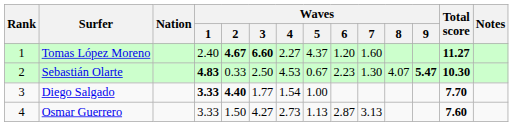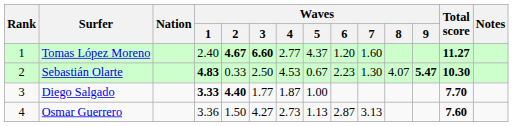(290, 53) 2.27 -> (290, 53) 2.77
(290, 92) 1.54 -> (290, 92) 1.87
(208, 111) 3.33 -> (208, 111) 3.36
